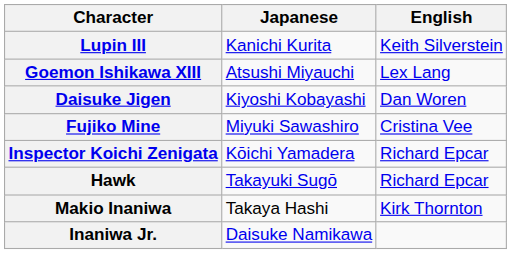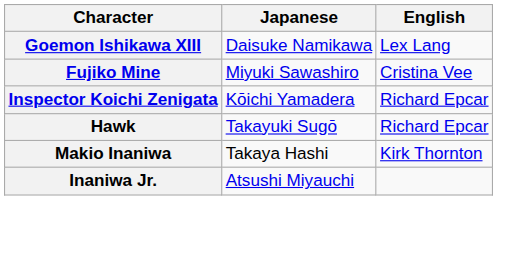- row: (113, 45)
(290, 72) Atsushi Miyauchi -> (299, 45) Daisuke Namikawa
- row: (113, 99)
(299, 235) Daisuke Namikawa -> (290, 180) Atsushi Miyauchi
